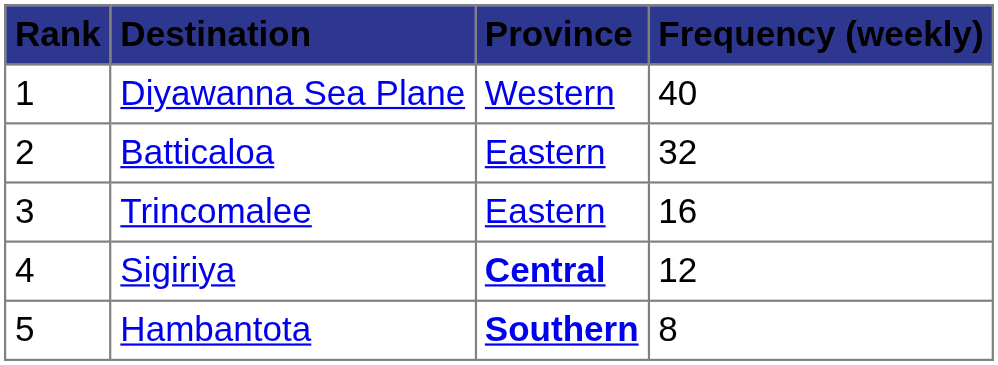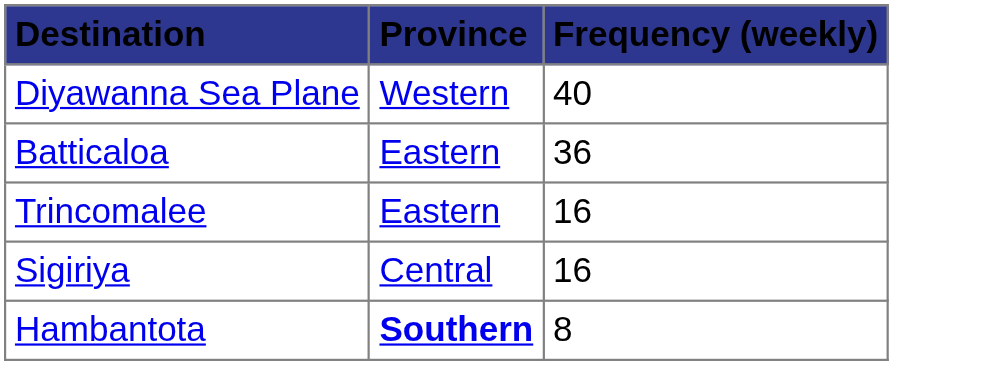- column: (58, 34)
(678, 152) 32 -> (572, 152) 36
(545, 270) bold -> (436, 270) normal
(678, 270) 12 -> (572, 270) 16
